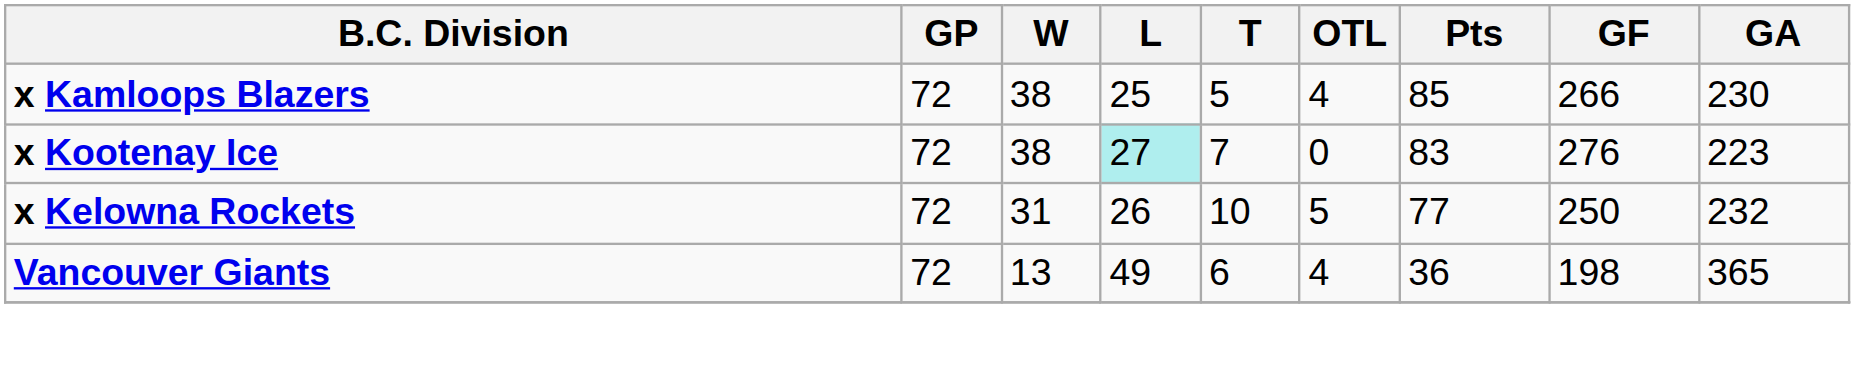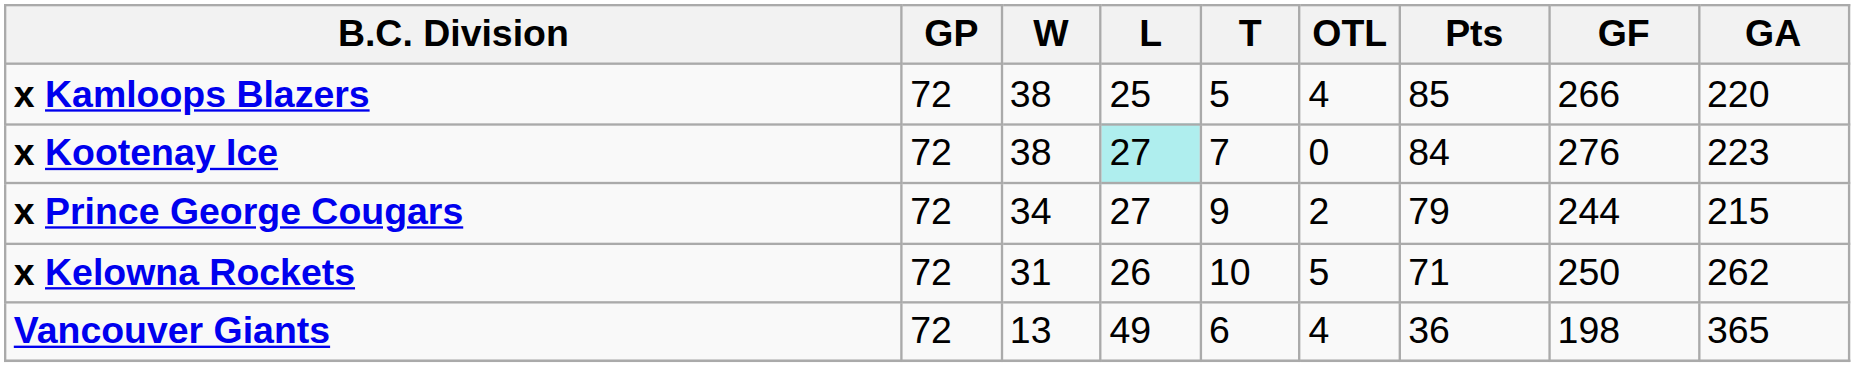(1738, 93) 230 -> (1738, 93) 220
(1429, 152) 83 -> (1429, 152) 84
+ row: (239, 212)
(1429, 212) 77 -> (1429, 271) 71
(1738, 212) 232 -> (1738, 271) 262
